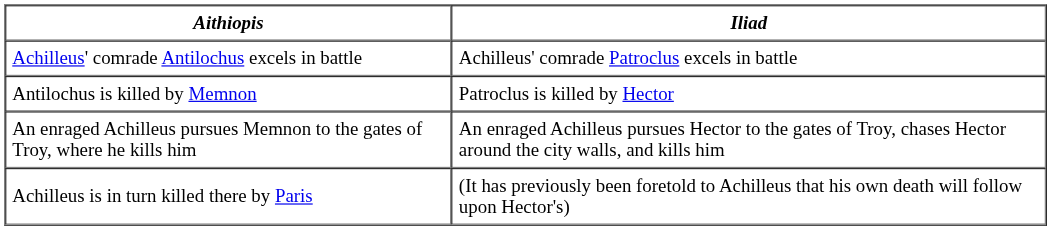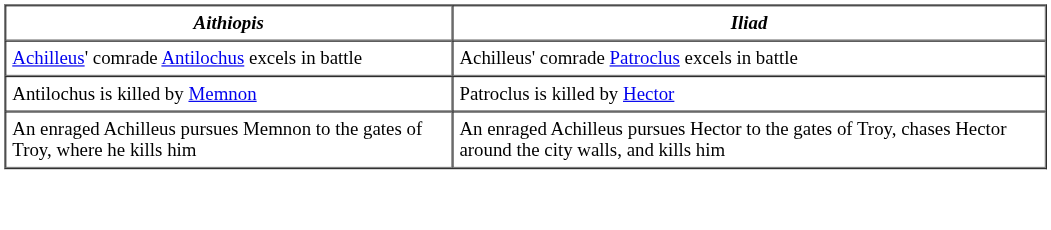- row: (162, 196)
